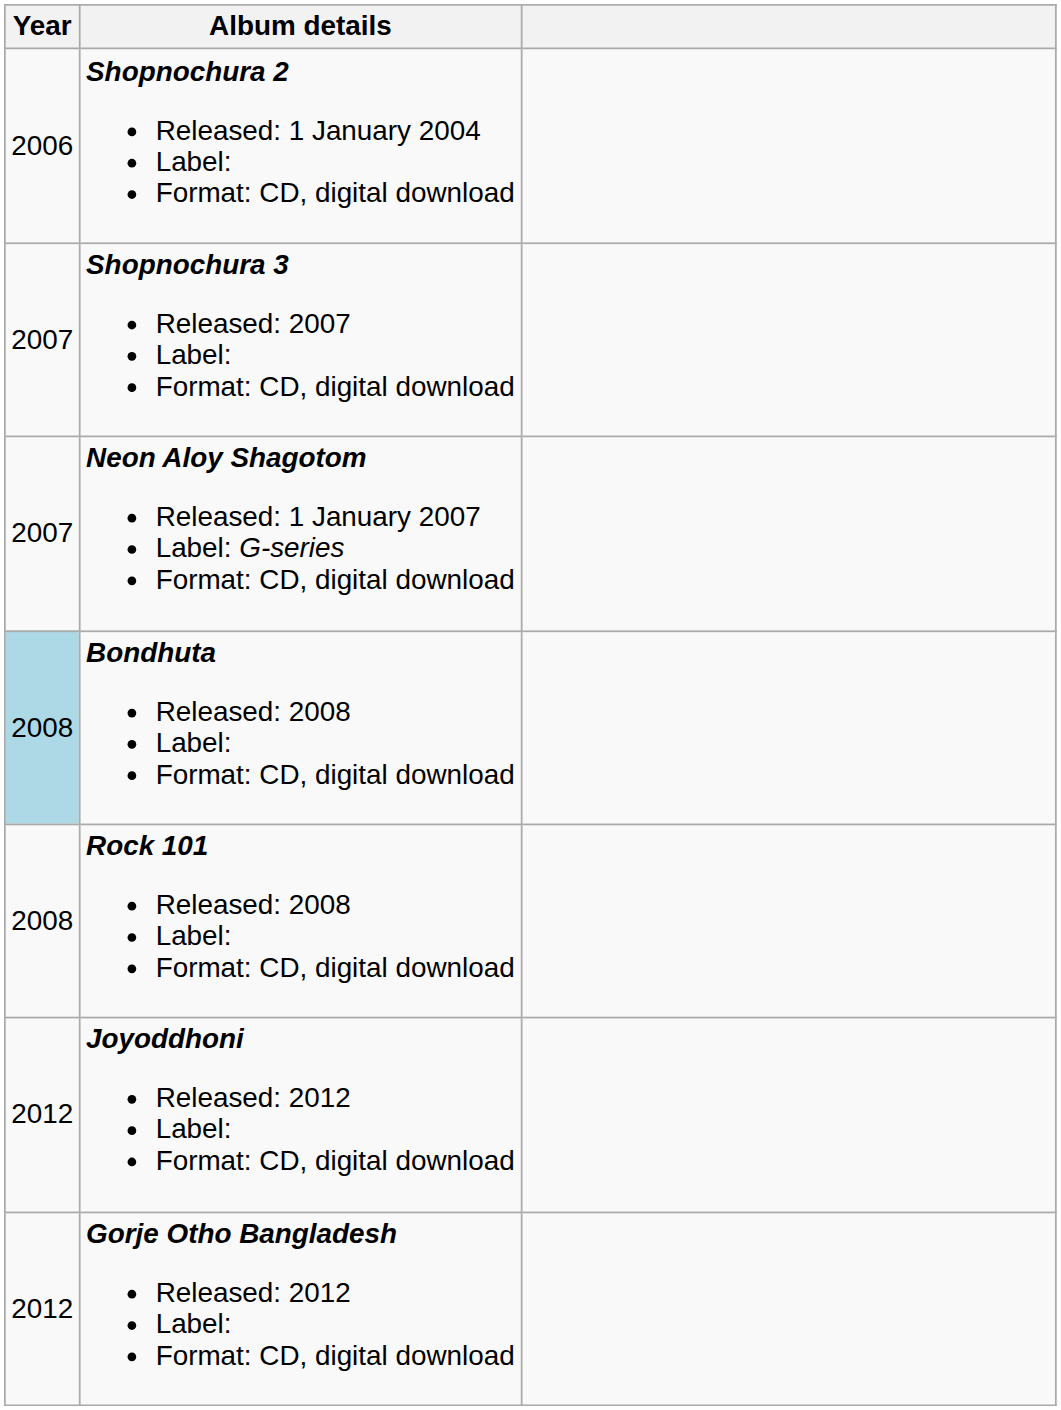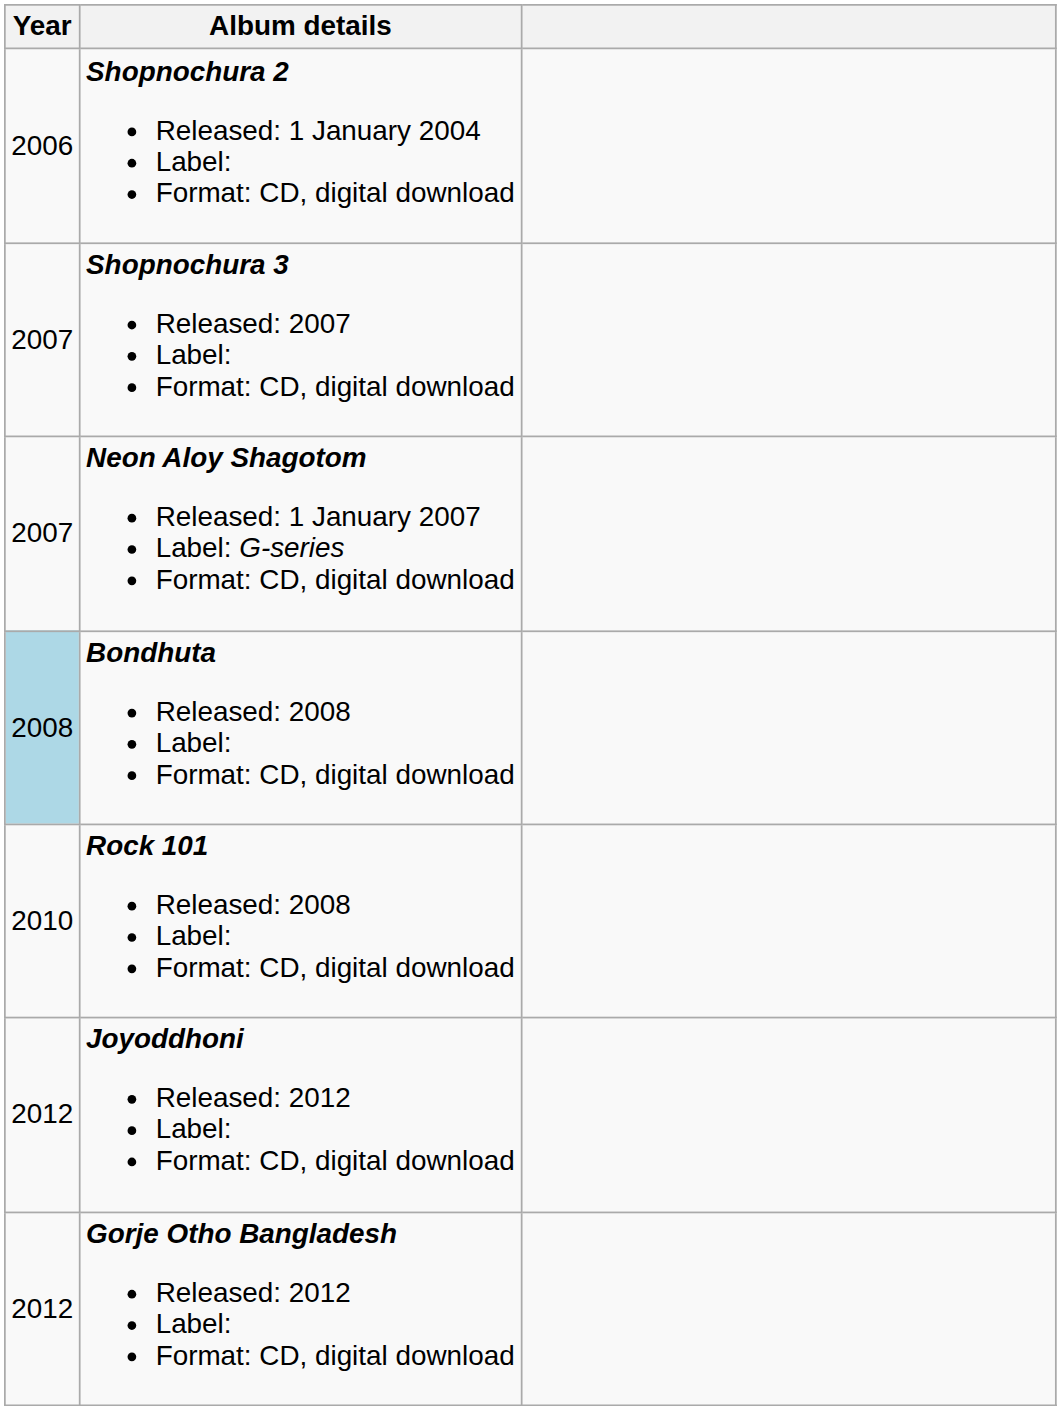(42, 920) 2008 -> (42, 920) 2010
